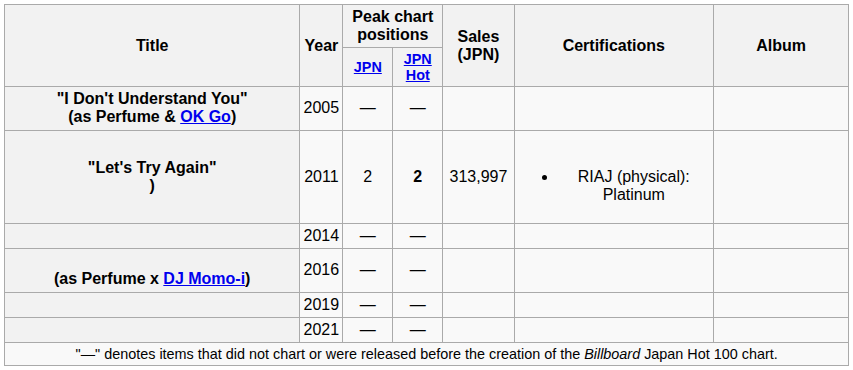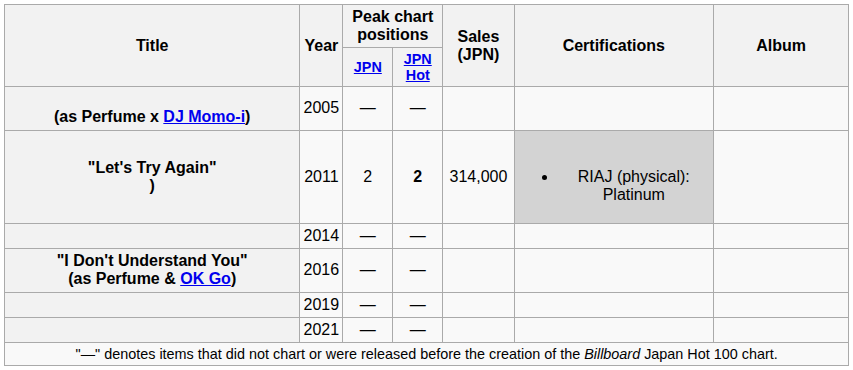(152, 108) "I Don't Understand You" (as Perfume & OK Go) -> (152, 117) (as Perfume x DJ Momo-i)
(478, 176) 313,997 -> (478, 176) 314,000
(614, 186) no background -> (614, 186) lightgrey background
(152, 279) (as Perfume x DJ Momo-i) -> (152, 270) "I Don't Understand You" (as Perfume & OK Go)
